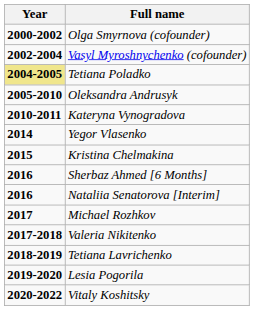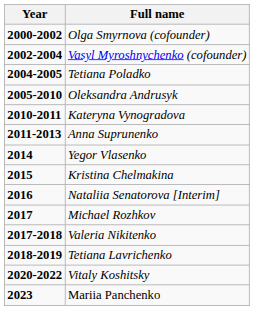(35, 74) khaki background -> (35, 74) no background
+ row: (113, 134)
- row: (137, 174)
- row: (106, 275)
+ row: (114, 295)
